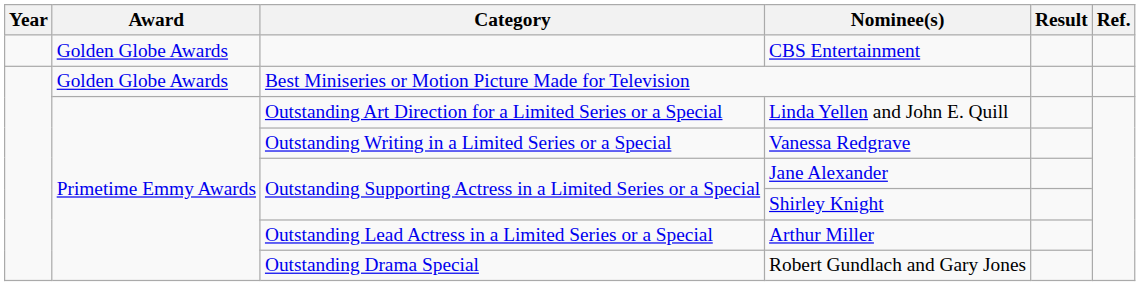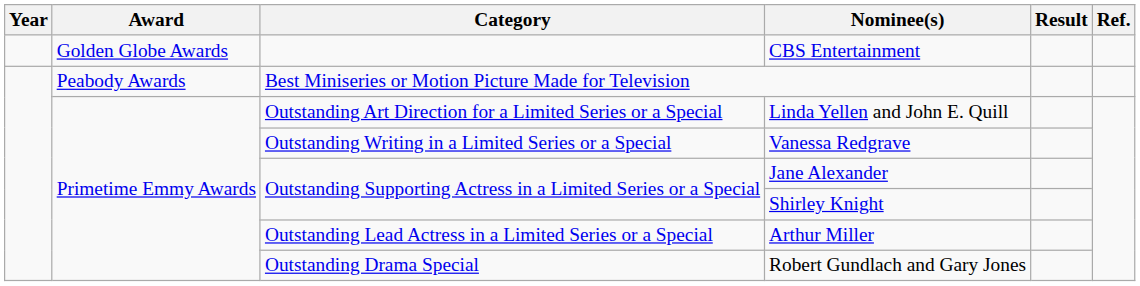(142, 81) Golden Globe Awards -> (121, 81) Peabody Awards
